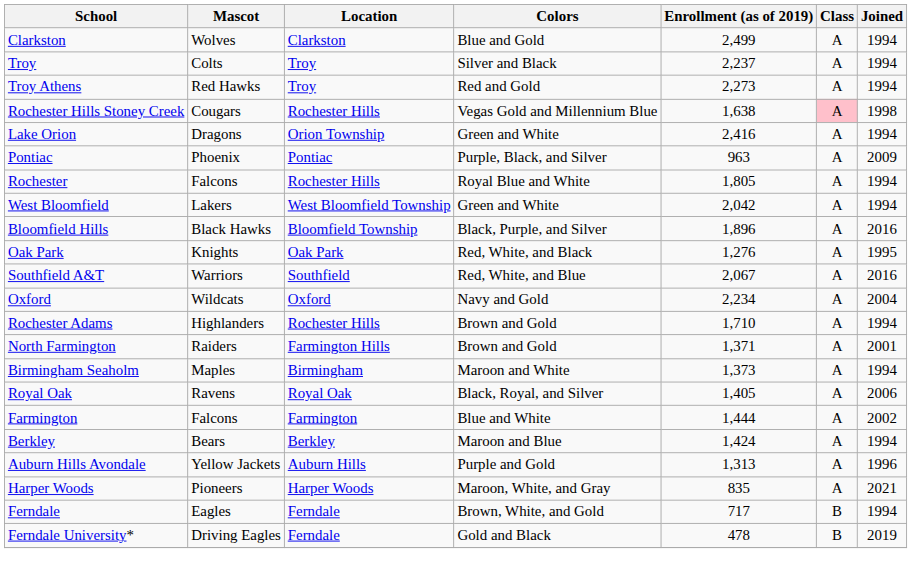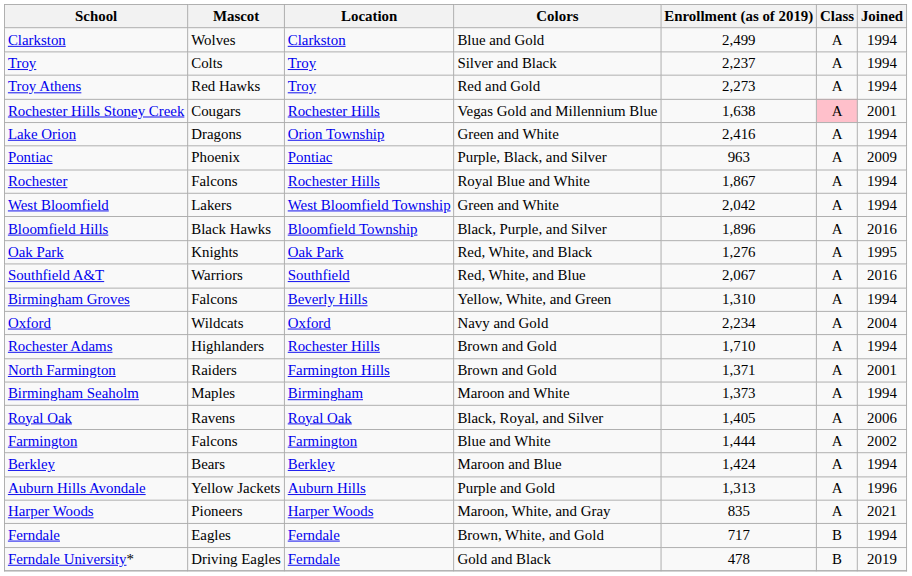(882, 110) 1998 -> (882, 110) 2001
(739, 181) 1,805 -> (739, 181) 1,867
+ row: (69, 299)
